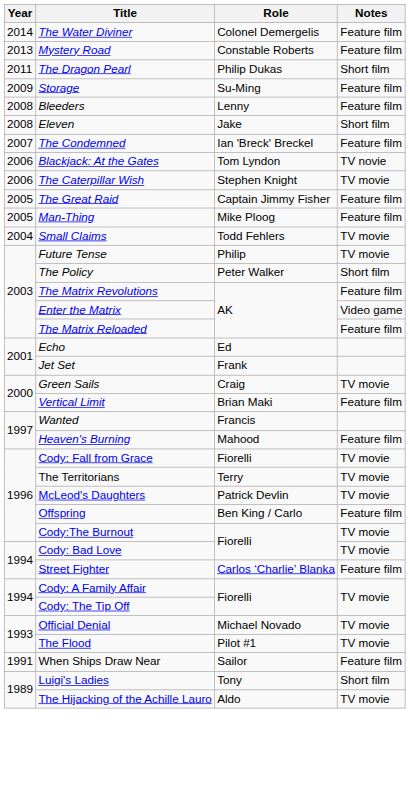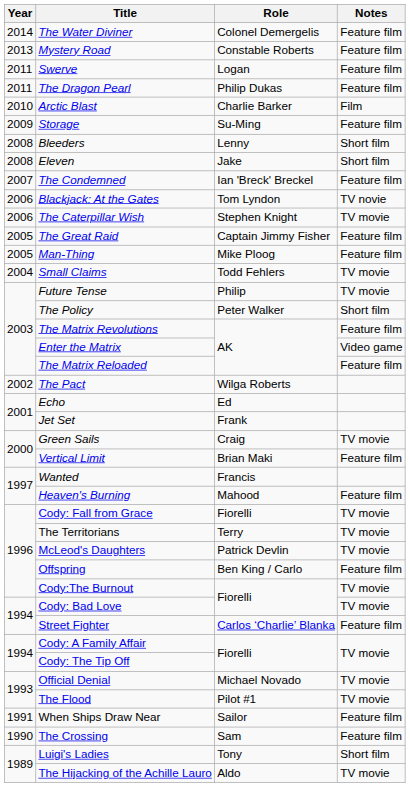+ row: (58, 69)
(365, 69) Short film -> (371, 87) Feature film
+ row: (68, 106)
(371, 106) Feature film -> (365, 143) Short film
+ row: (62, 384)
+ row: (73, 736)
